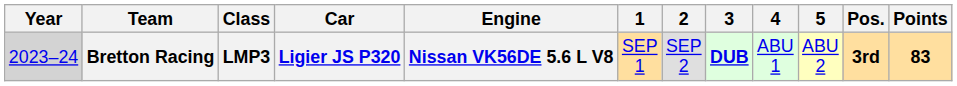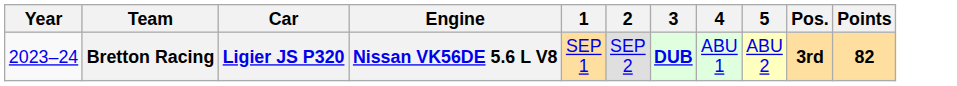- column: (246, 18)
(44, 56) lightgrey background -> (44, 56) no background
(920, 56) 83 -> (864, 56) 82
